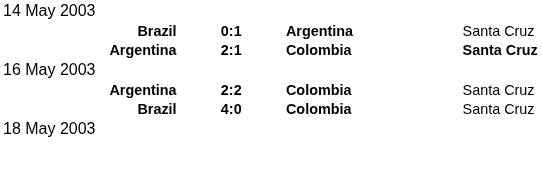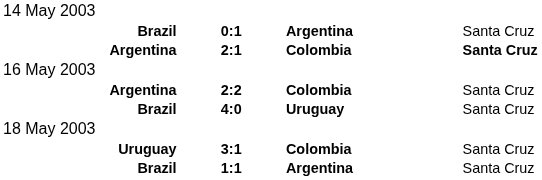(319, 109) Colombia -> (315, 109) Uruguay
+ row: (147, 149)
+ row: (157, 168)
